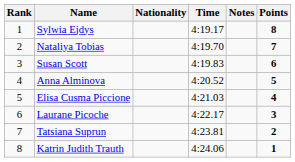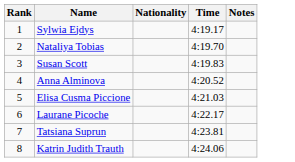- column: (274, 13)
